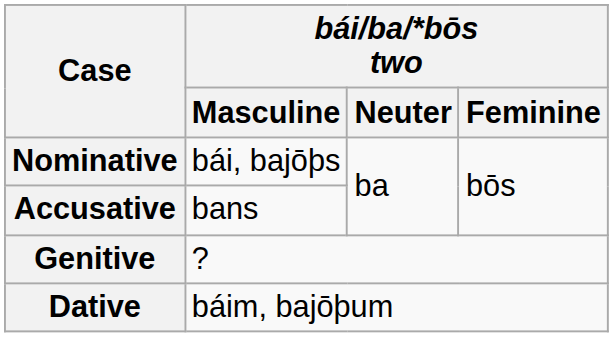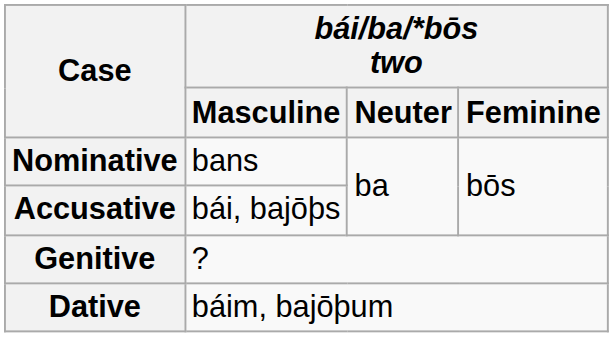(266, 160) bái, bajōþs -> (225, 160) bans
(225, 209) bans -> (266, 209) bái, bajōþs
